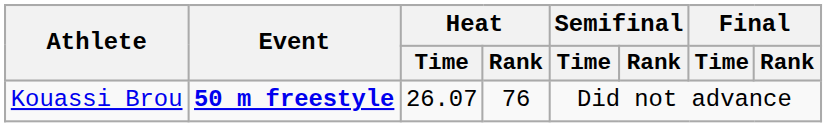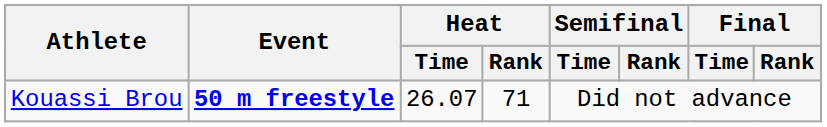(516, 100) 76 -> (516, 100) 71
